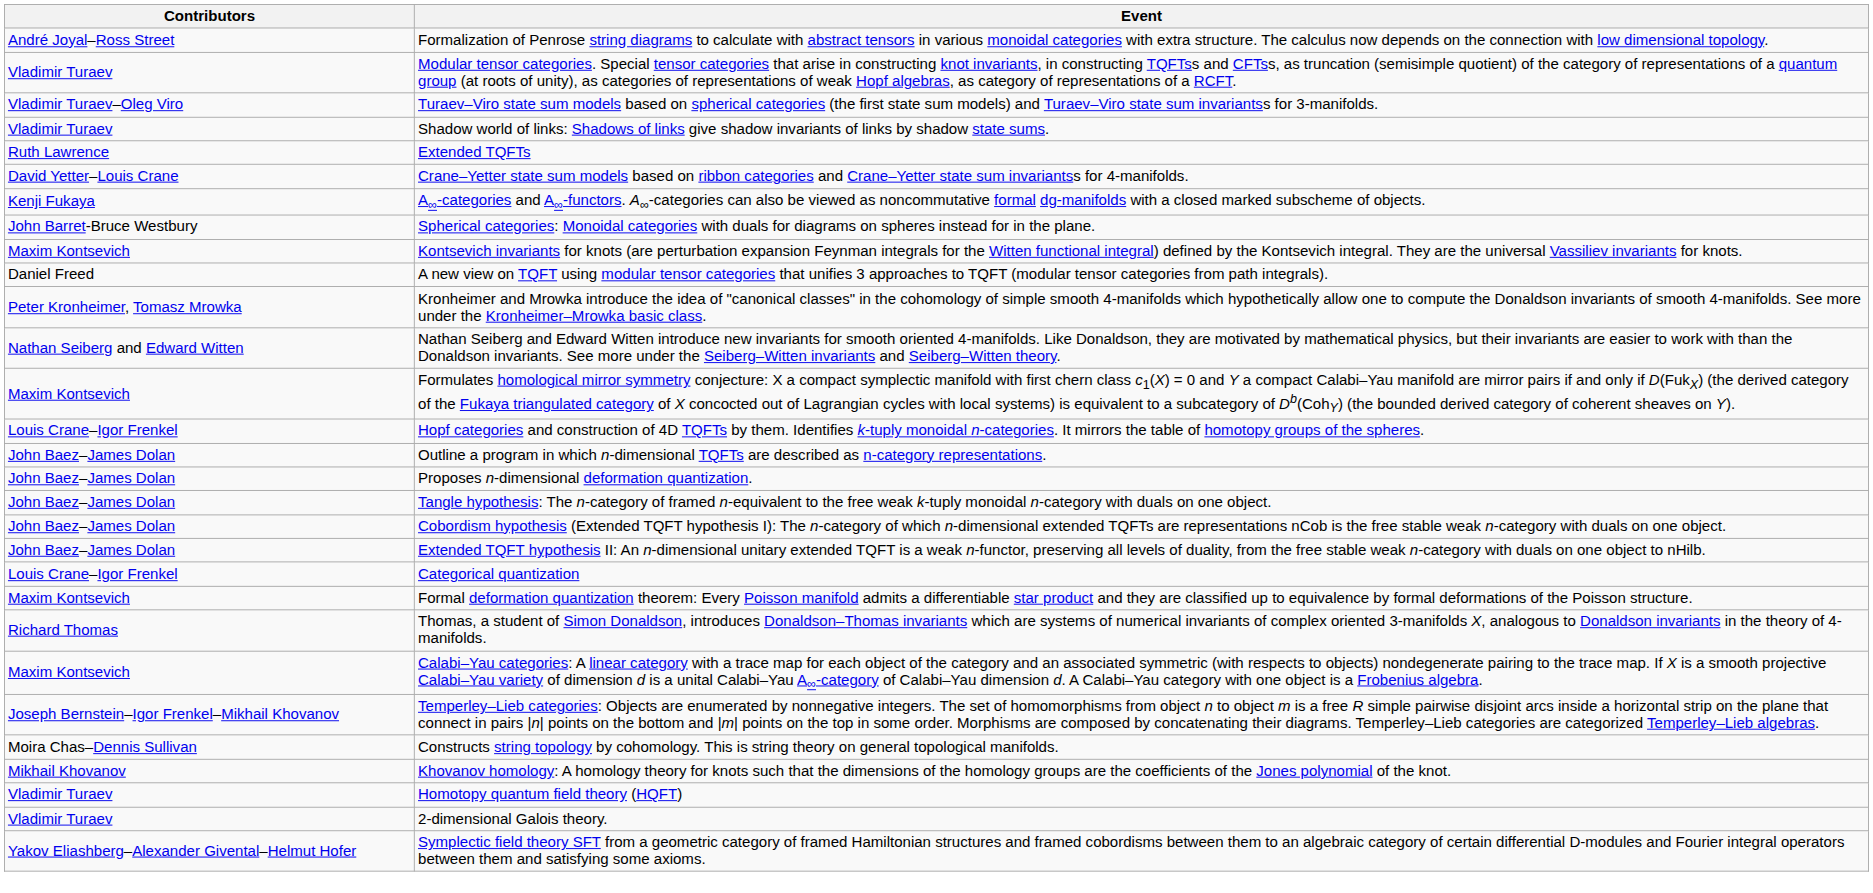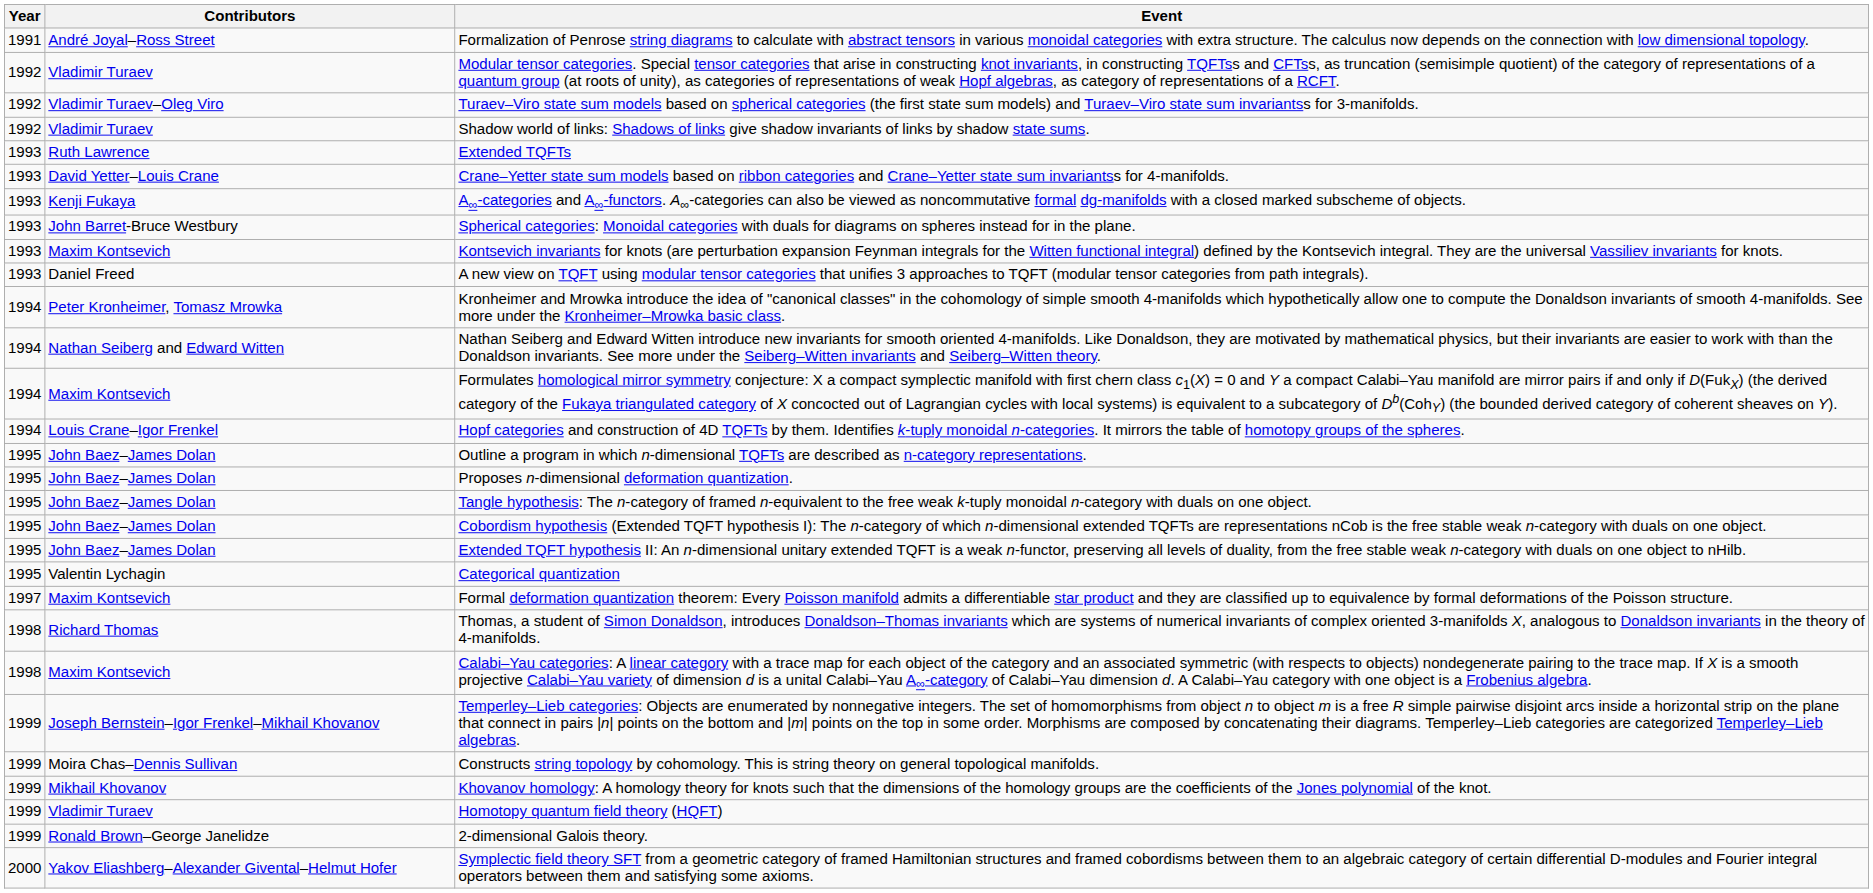+ column: (25, 16)
(93, 574) Louis Crane–Igor Frenkel -> (107, 574) Valentin Lychagin
(60, 818) Vladimir Turaev -> (159, 835) Ronald Brown–George Janelidze
